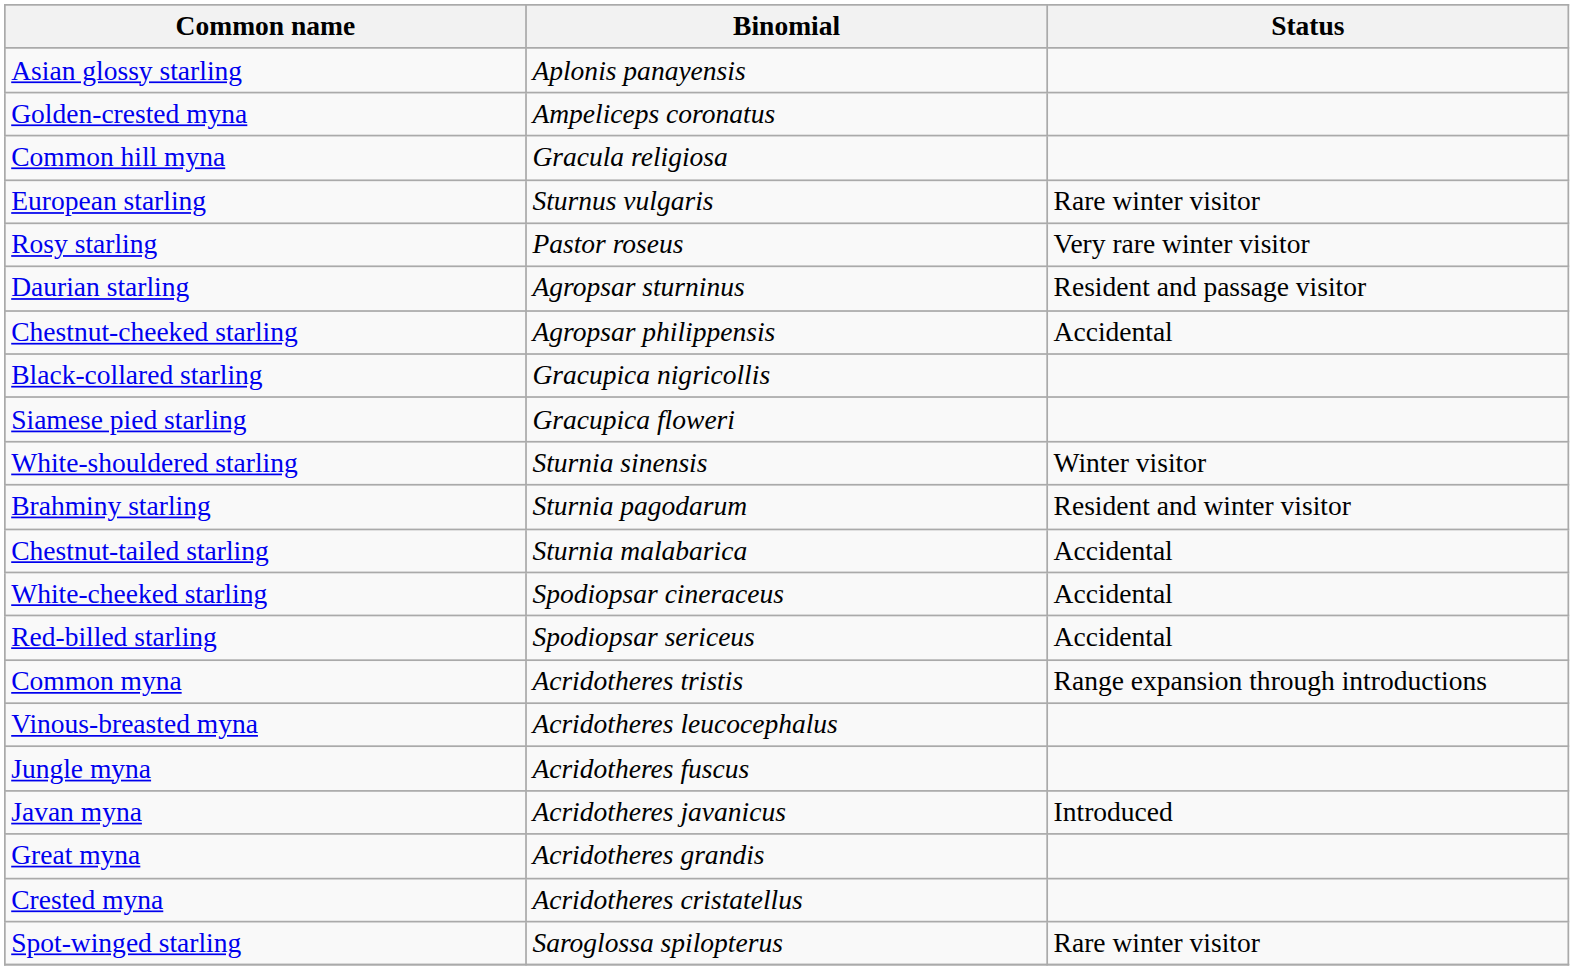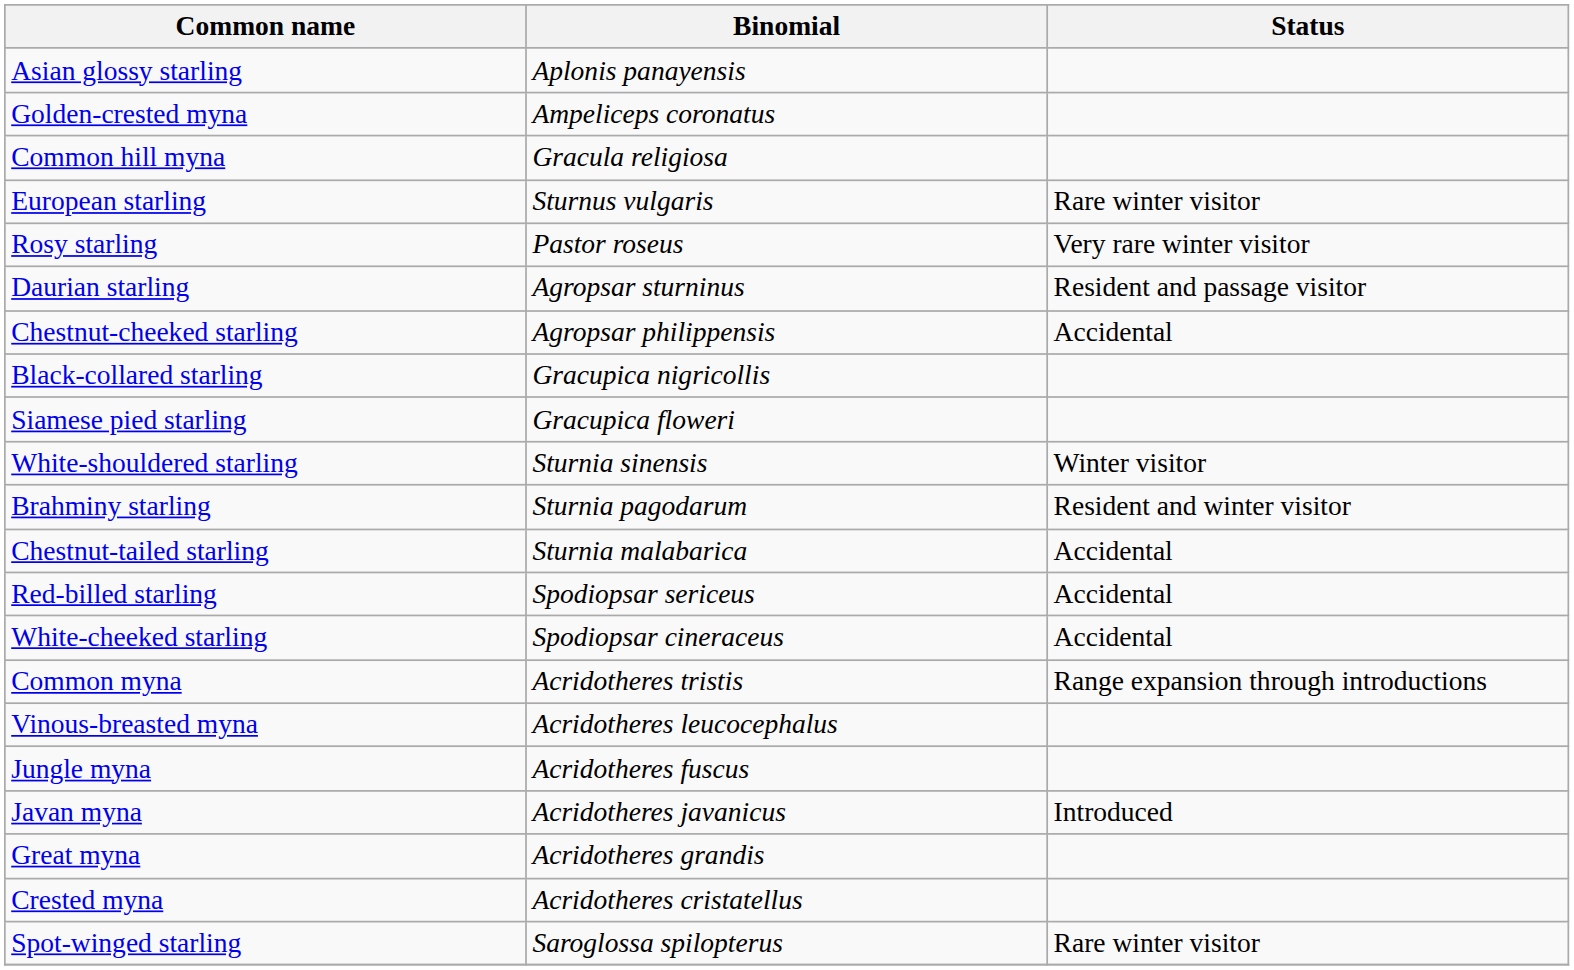rows swapped: (114, 637) <-> (139, 593)
